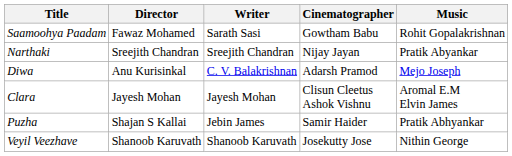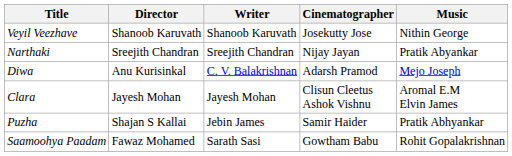rows swapped: (42, 141) <-> (57, 33)
